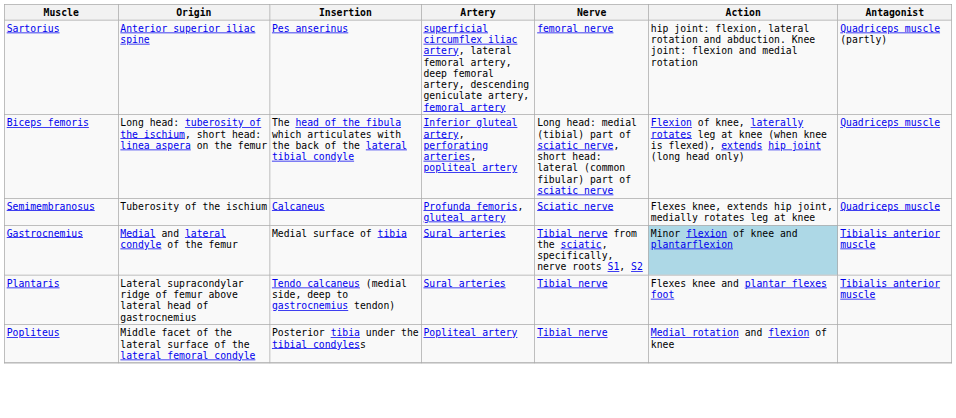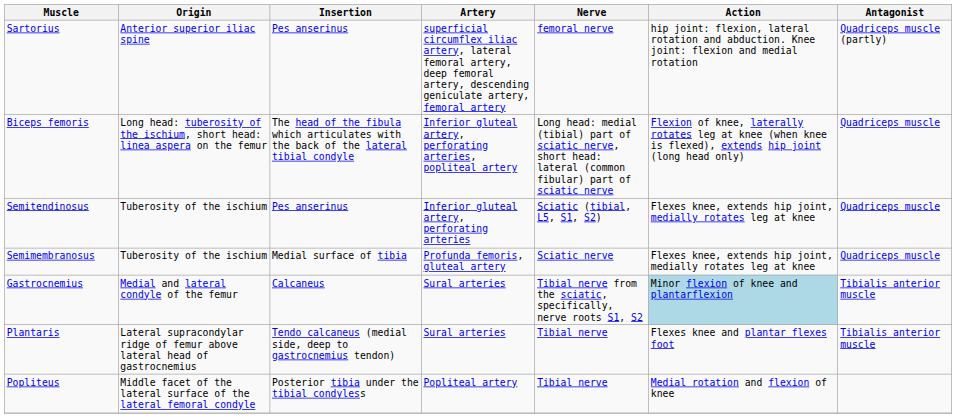+ row: (48, 206)
(298, 206) Calcaneus -> (339, 256) Medial surface of tibia
(339, 233) Medial surface of tibia -> (298, 283) Calcaneus
